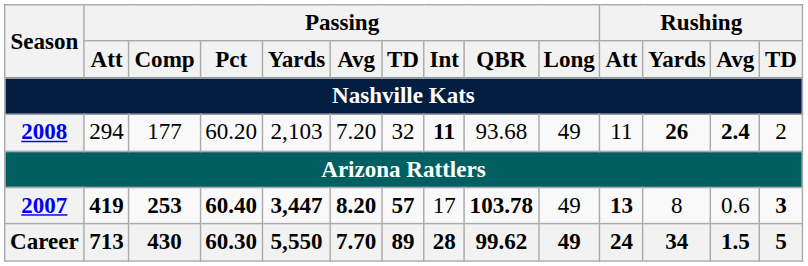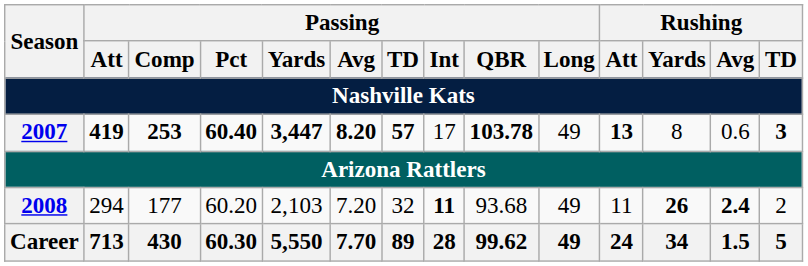rows swapped: (44, 205) <-> (44, 132)
